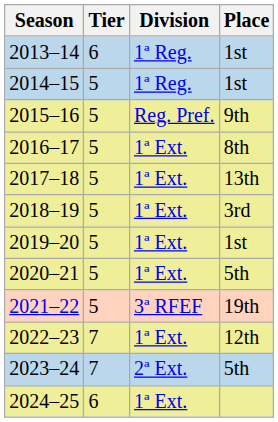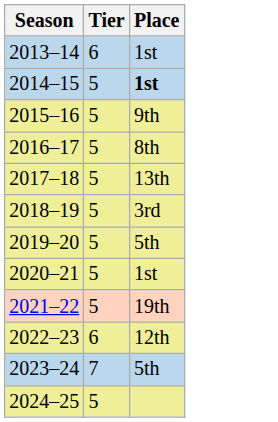- column: (174, 20)
(235, 83) normal -> (146, 83) bold
(235, 242) 1st -> (147, 242) 5th
(237, 274) 5th -> (146, 274) 1st
(93, 337) 7 -> (93, 337) 6
(93, 400) 6 -> (93, 400) 5
